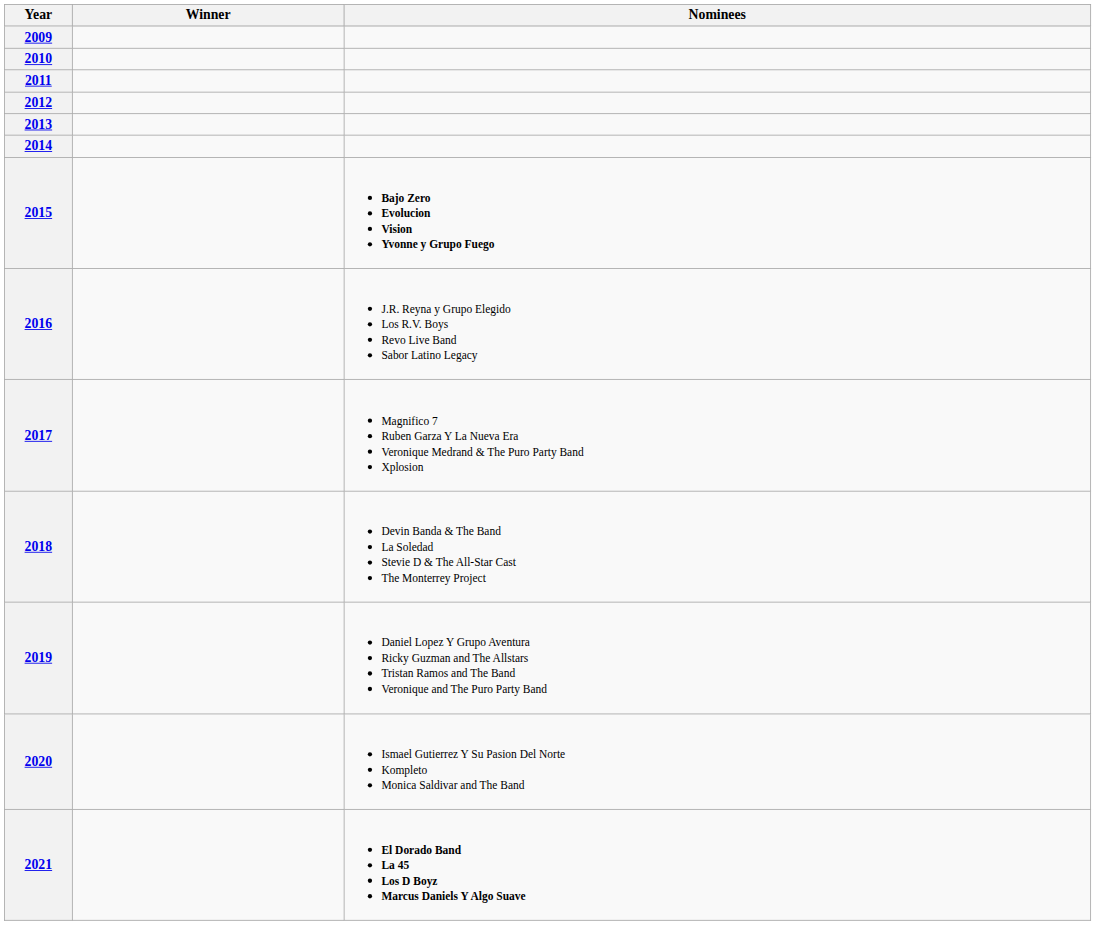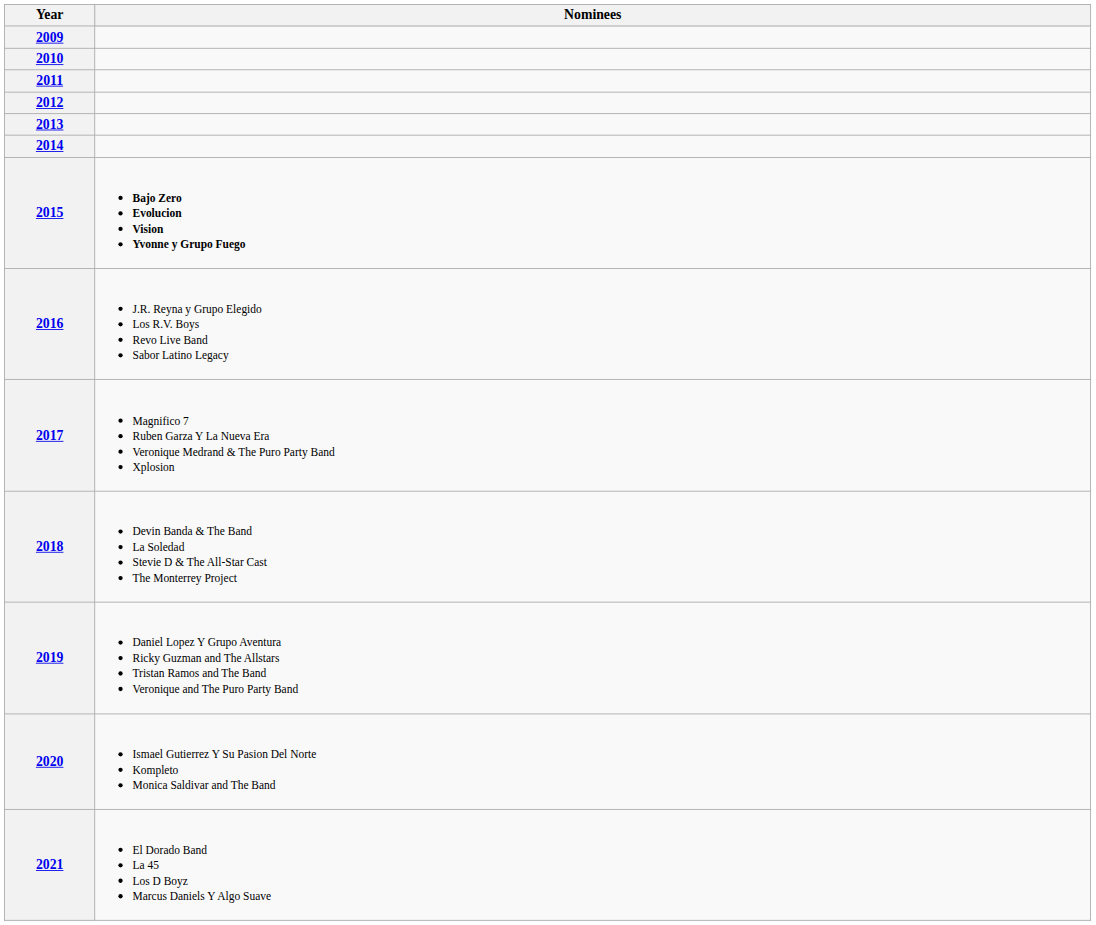- column: (208, 15)
(717, 873) bold -> (593, 873) normal
